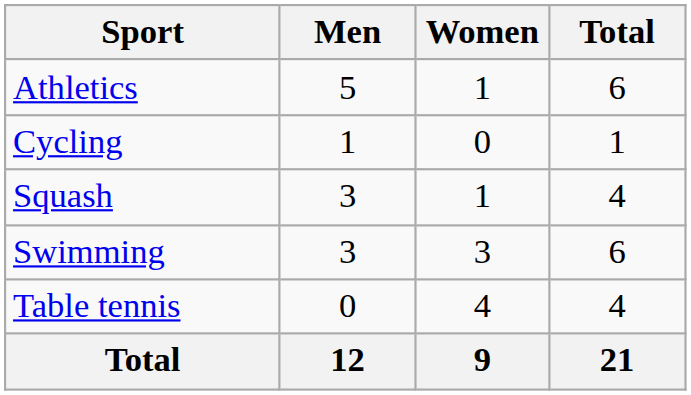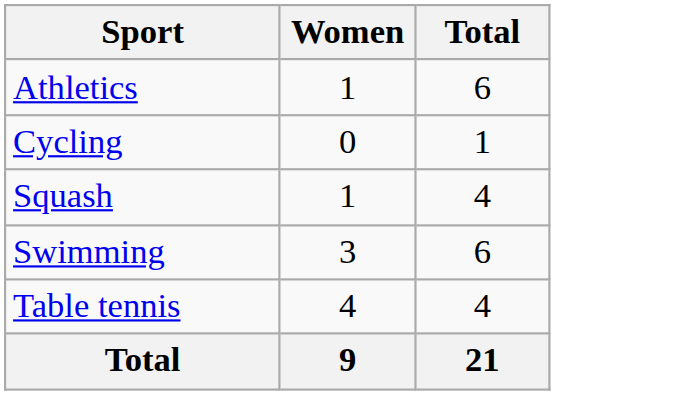- column: (348, 31)
